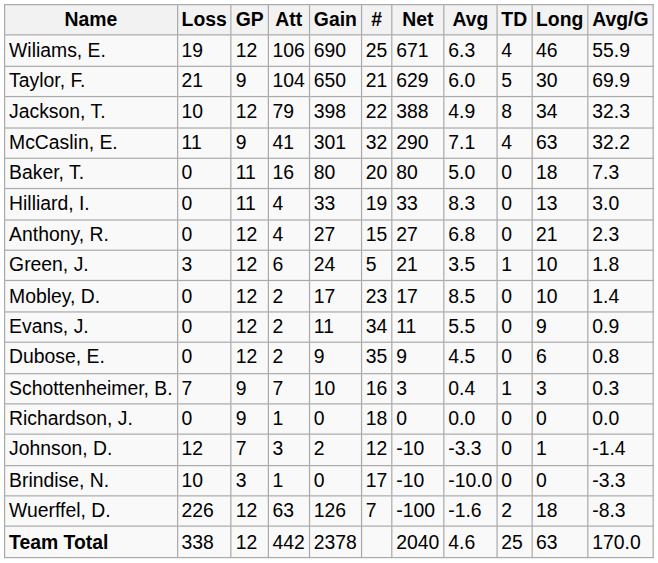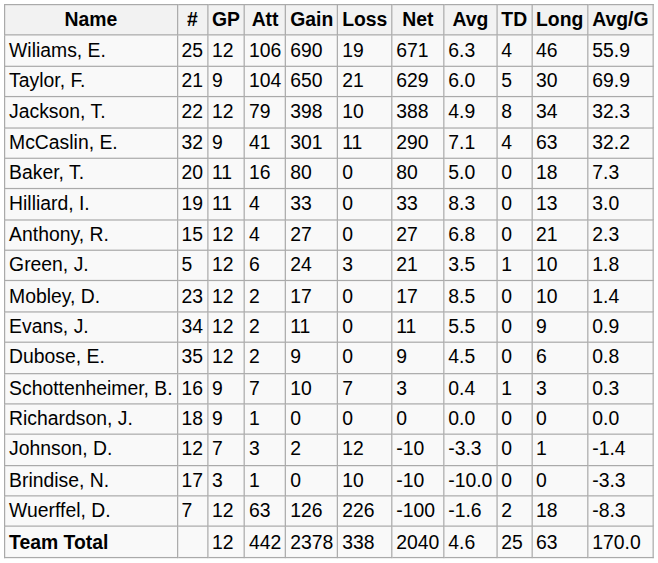columns swapped: (377, 19) <-> (204, 19)
